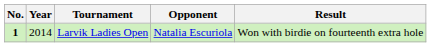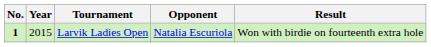(40, 32) 2014 -> (40, 32) 2015
